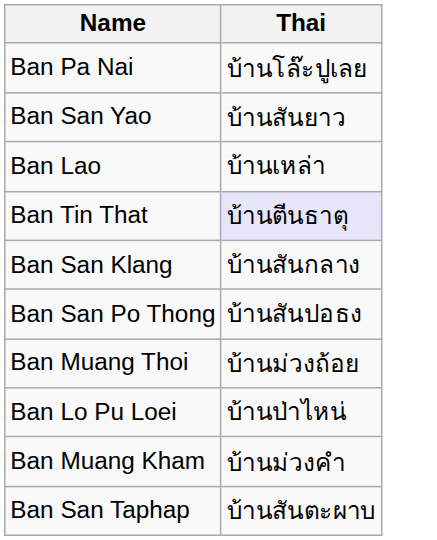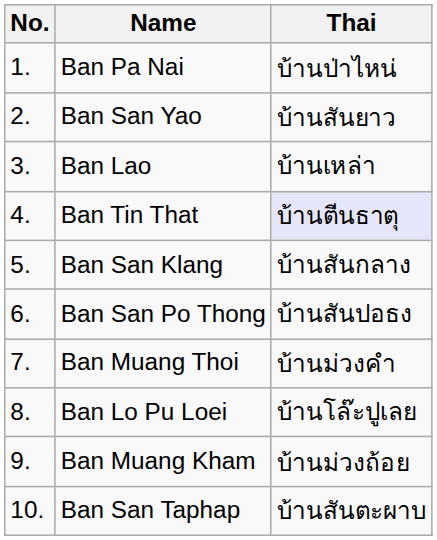+ column: (30, 23)
(297, 68) บ้านโล๊ะปูเลย -> (337, 68) บ้านป่าไหน่
(293, 363) บ้านม่วงถ้อย -> (336, 363) บ้านม่วงคำ
(287, 412) บ้านป่าไหน่ -> (347, 412) บ้านโล๊ะปูเลย
(286, 462) บ้านม่วงคำ -> (343, 462) บ้านม่วงถ้อย
